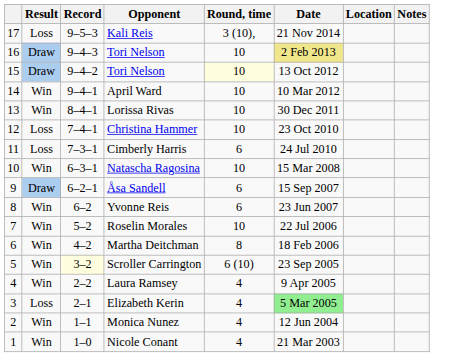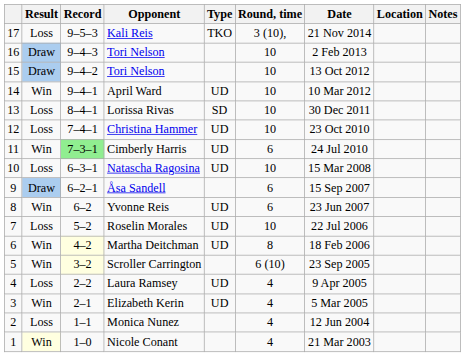+ column: (220, 14)
(308, 52) khaki background -> (340, 52) no background
(239, 71) lightyellow background -> (270, 71) no background
(42, 110) Win -> (41, 110) Loss
(41, 149) Loss -> (42, 149) Win
(83, 149) no background -> (83, 149) lightgreen background
(42, 168) Win -> (41, 168) Loss
(42, 226) Win -> (41, 226) Loss
(83, 245) no background -> (83, 245) lightyellow background
(42, 284) Win -> (41, 284) Loss
(41, 303) Loss -> (42, 303) Win
(308, 303) lightgreen background -> (340, 303) no background
(42, 322) Win -> (41, 322) Loss
(42, 341) no background -> (42, 341) lightyellow background
